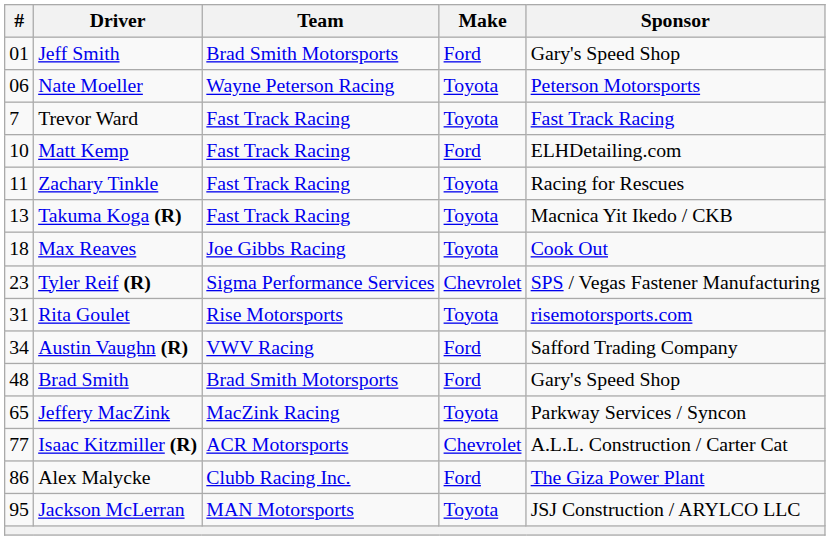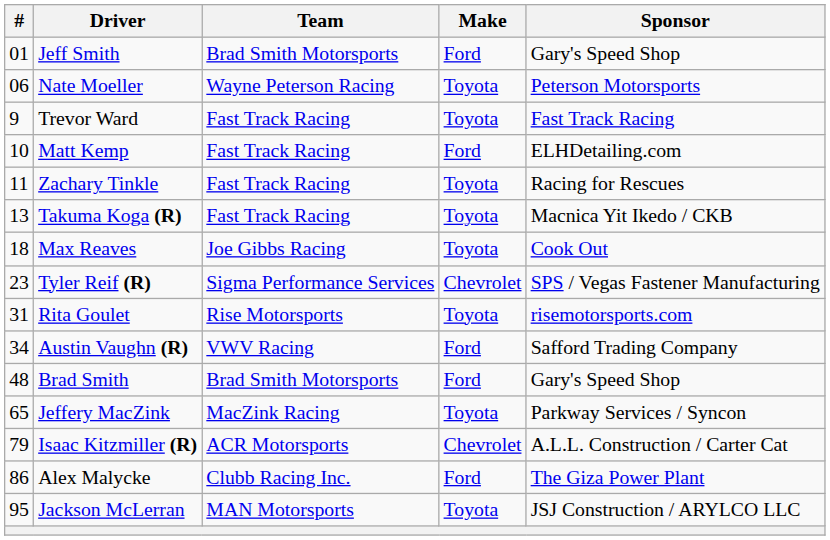(14, 118) 7 -> (14, 118) 9
(19, 444) 77 -> (19, 444) 79
